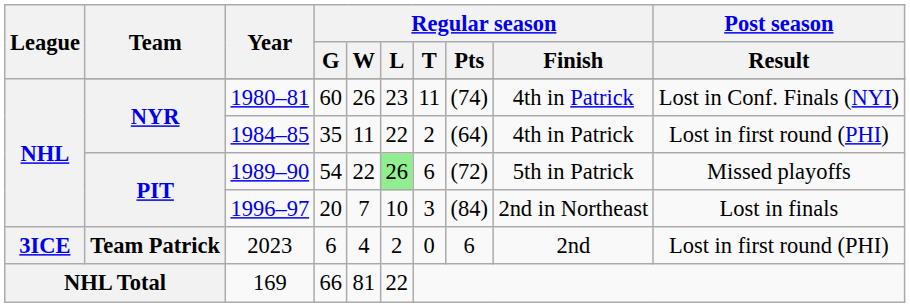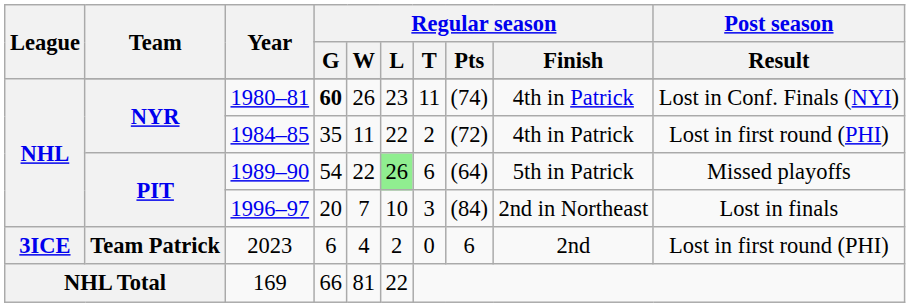(331, 97) normal -> (331, 97) bold
(469, 134) (64) -> (469, 134) (72)
(469, 171) (72) -> (469, 171) (64)
